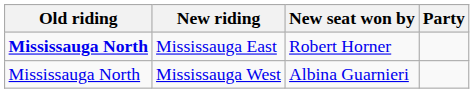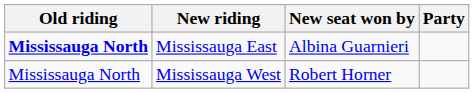(340, 46) Robert Horner -> (349, 46) Albina Guarnieri
(349, 74) Albina Guarnieri -> (340, 74) Robert Horner
